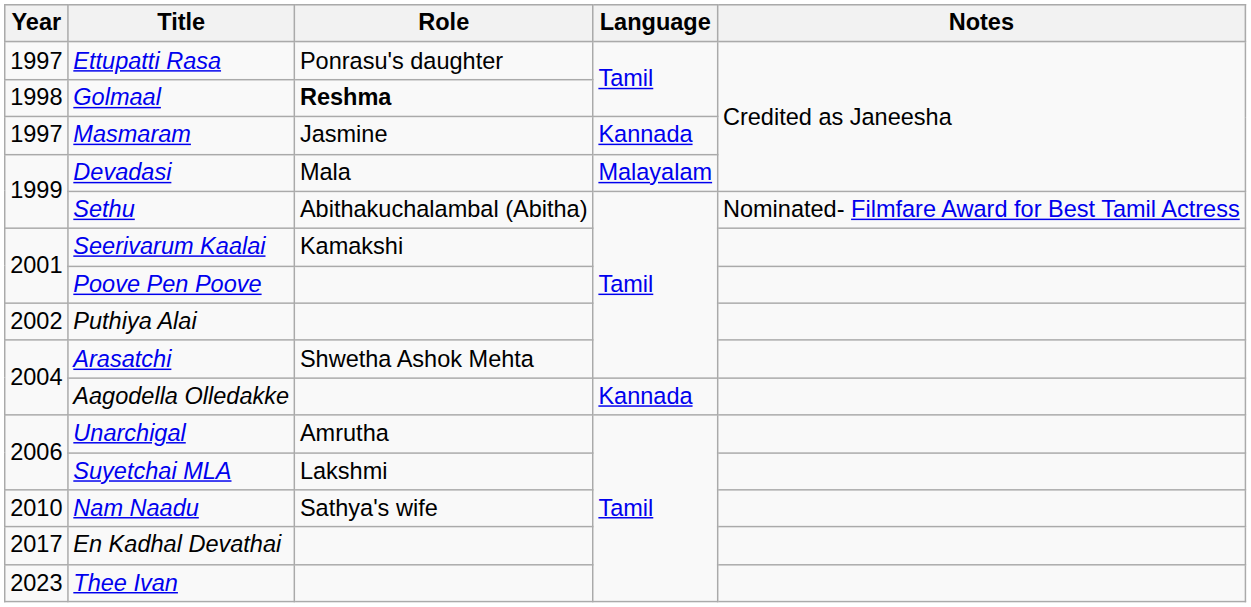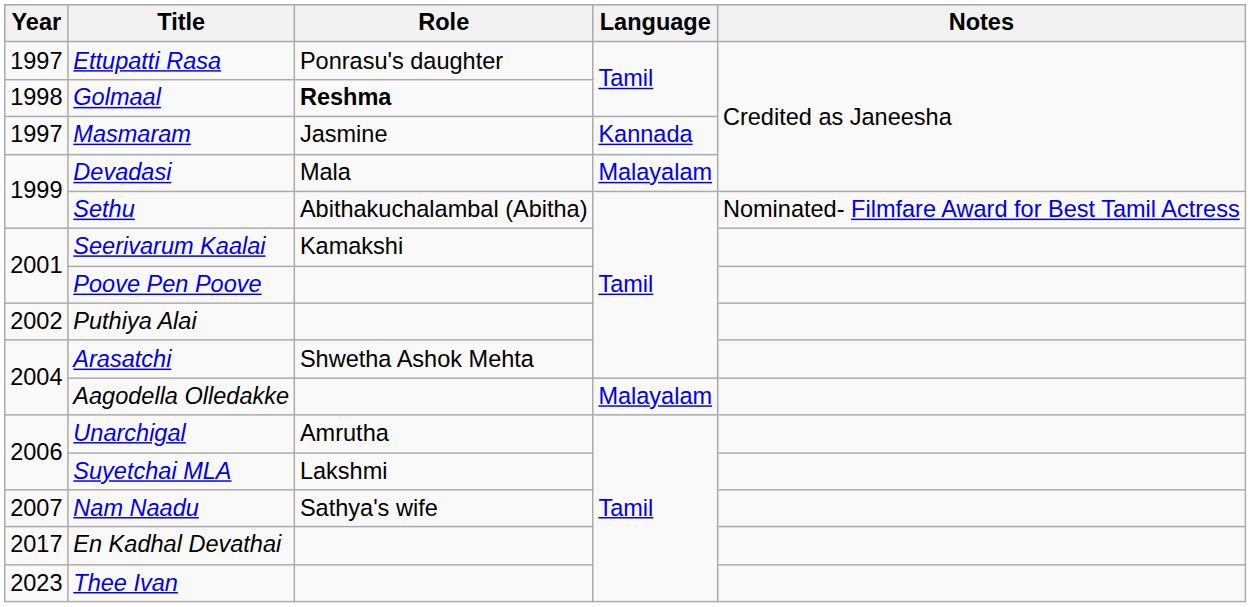(645, 396) Kannada -> (655, 396) Malayalam
(36, 508) 2010 -> (36, 508) 2007
